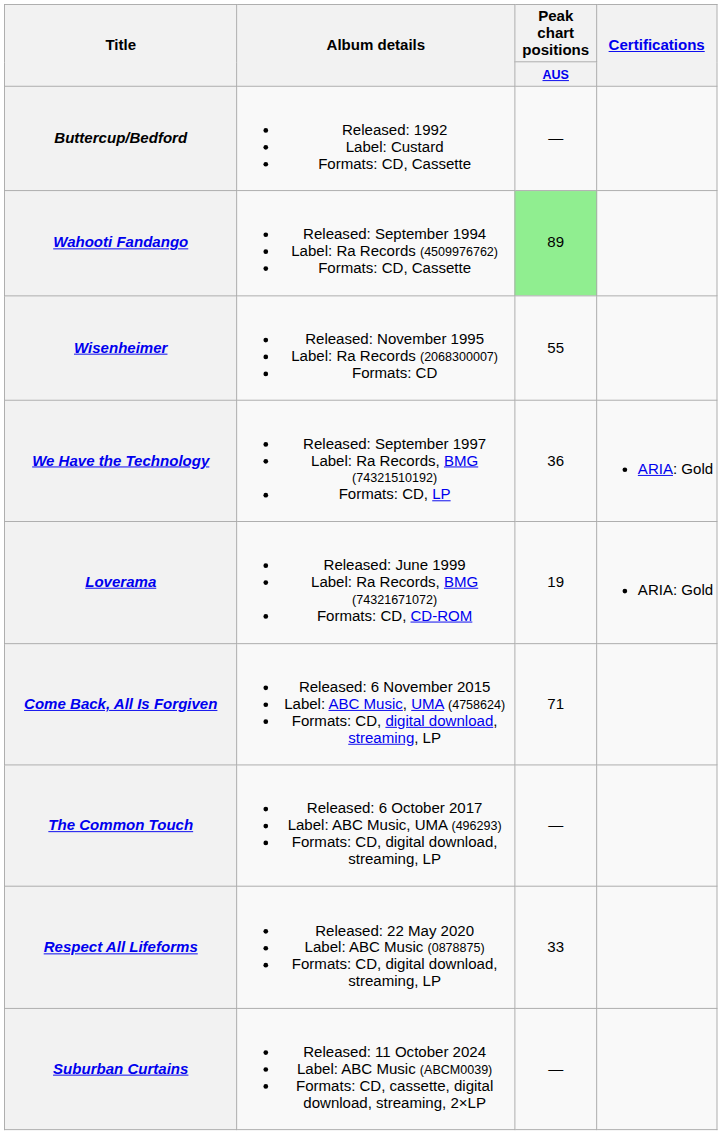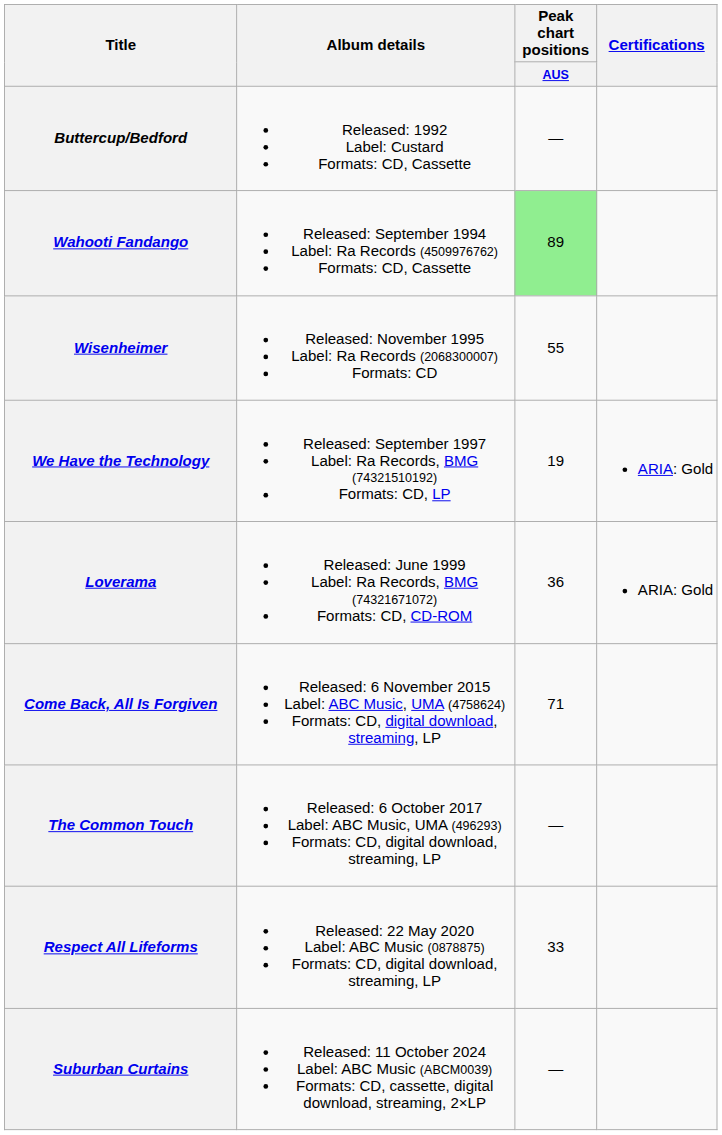(556, 460) 36 -> (556, 460) 19
(556, 582) 19 -> (556, 582) 36
